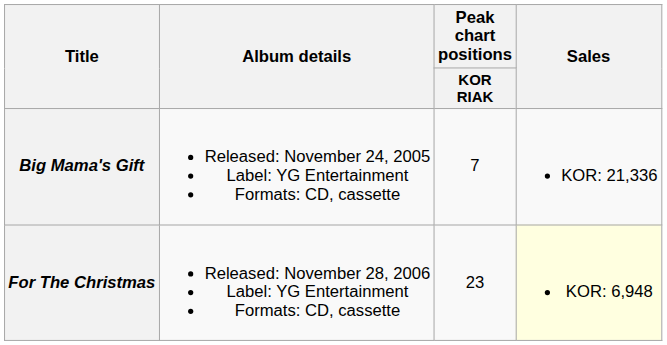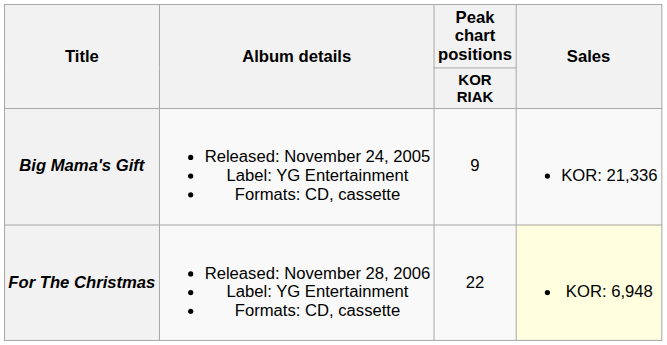(475, 166) 7 -> (475, 166) 9
(475, 282) 23 -> (475, 282) 22
